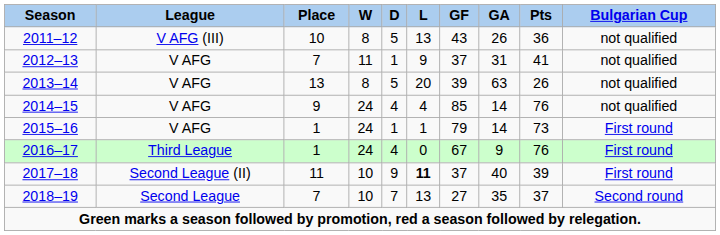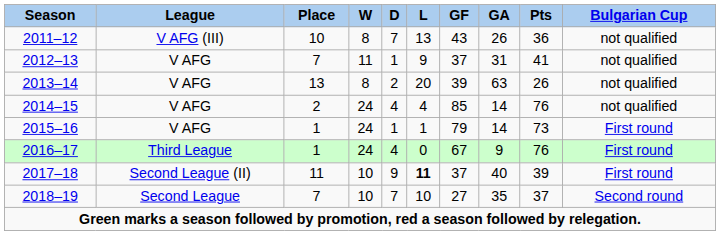(394, 38) 5 -> (394, 38) 7
(394, 83) 5 -> (394, 83) 2
(317, 106) 9 -> (317, 106) 2
(423, 196) 13 -> (423, 196) 10
